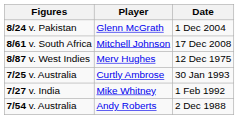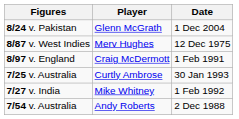- row: (49, 43)
+ row: (41, 59)
